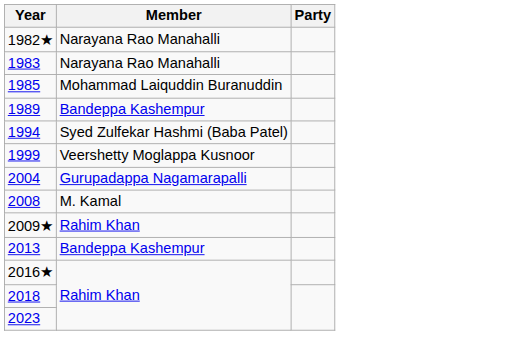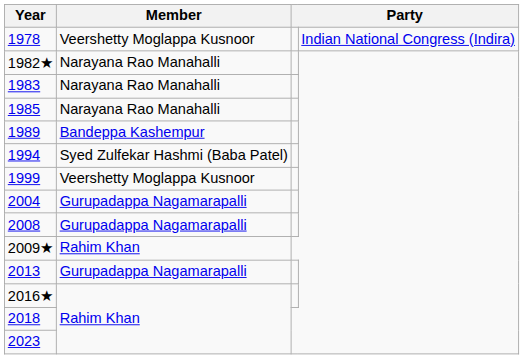+ row: (24, 39)
(171, 86) Mohammad Laiquddin Buranuddin -> (140, 109) Narayana Rao Manahalli
(90, 201) M. Kamal -> (153, 224) Gurupadappa Nagamarapalli
(132, 248) Bandeppa Kashempur -> (153, 271) Gurupadappa Nagamarapalli
